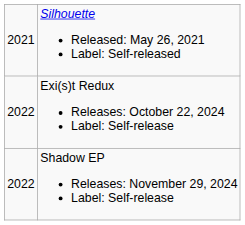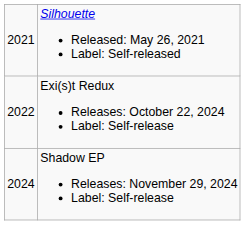(21, 184) 2022 -> (21, 184) 2024
